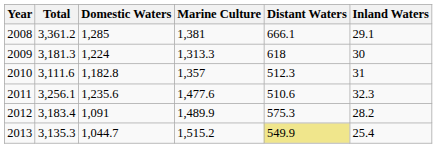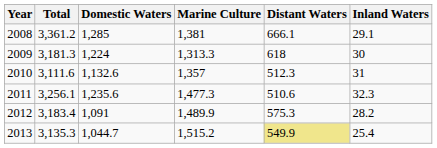(100, 73) 1,182.8 -> (100, 73) 1,132.6
(196, 93) 1,477.6 -> (196, 93) 1,477.3
